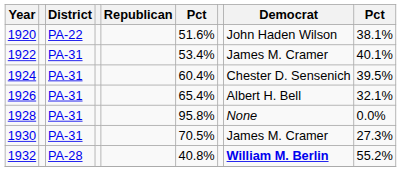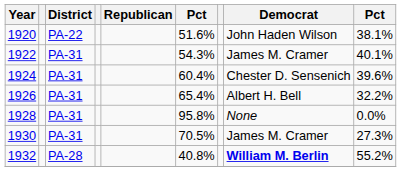(197, 55) 53.4% -> (197, 55) 54.3%
(375, 75) 39.5% -> (375, 75) 39.6%
(375, 95) 32.1% -> (375, 95) 32.2%
